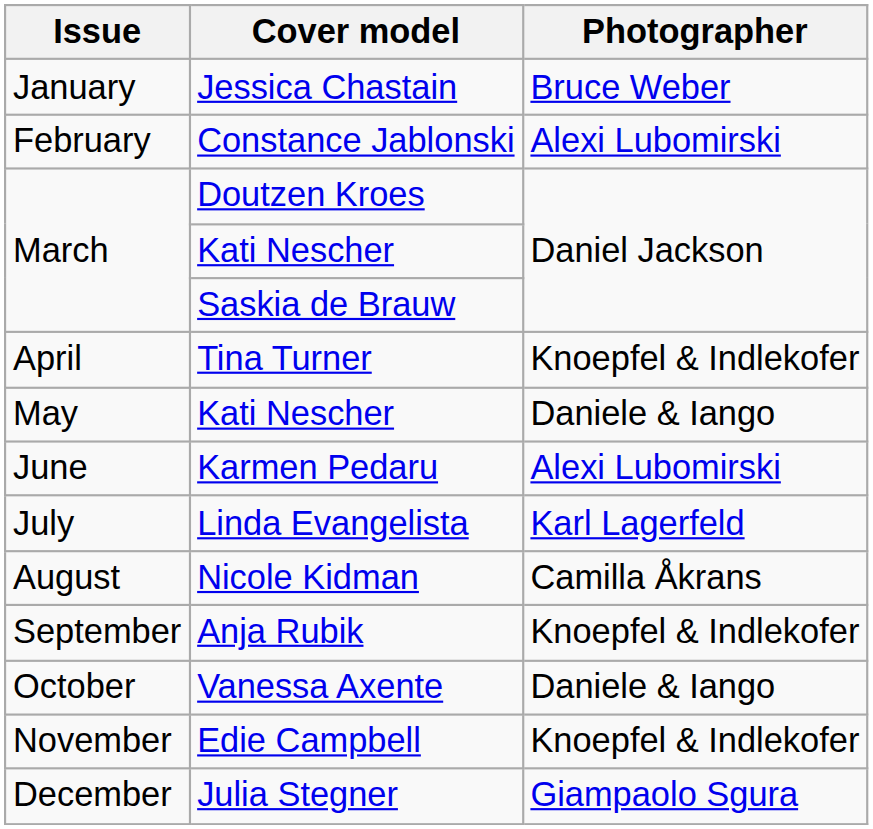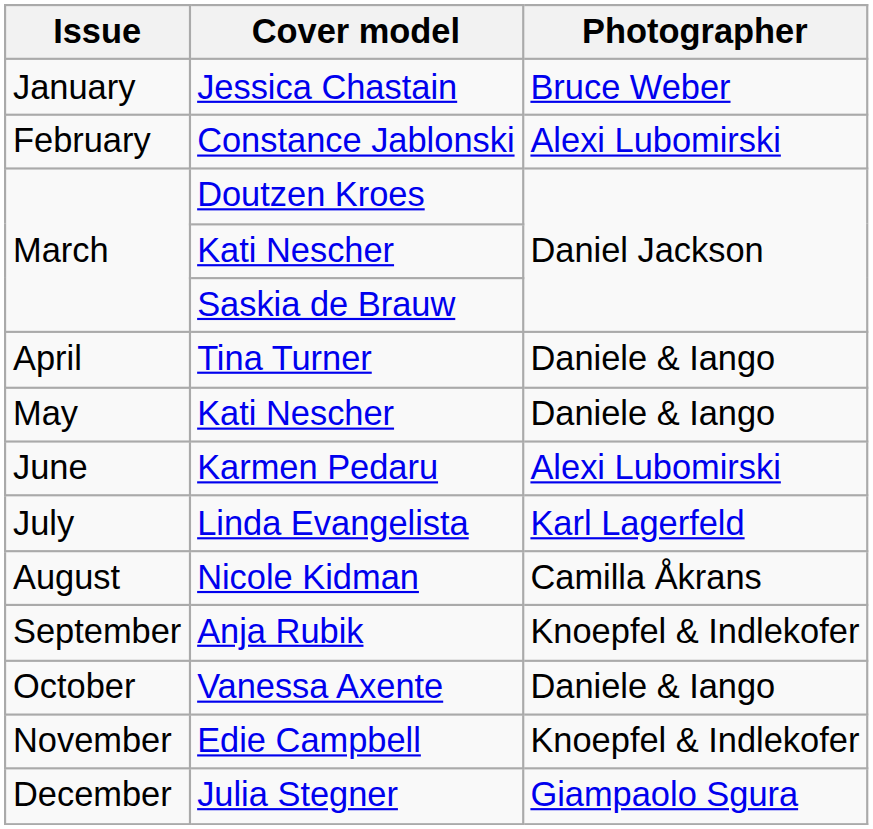(695, 359) Knoepfel & Indlekofer -> (653, 359) Daniele & Iango
